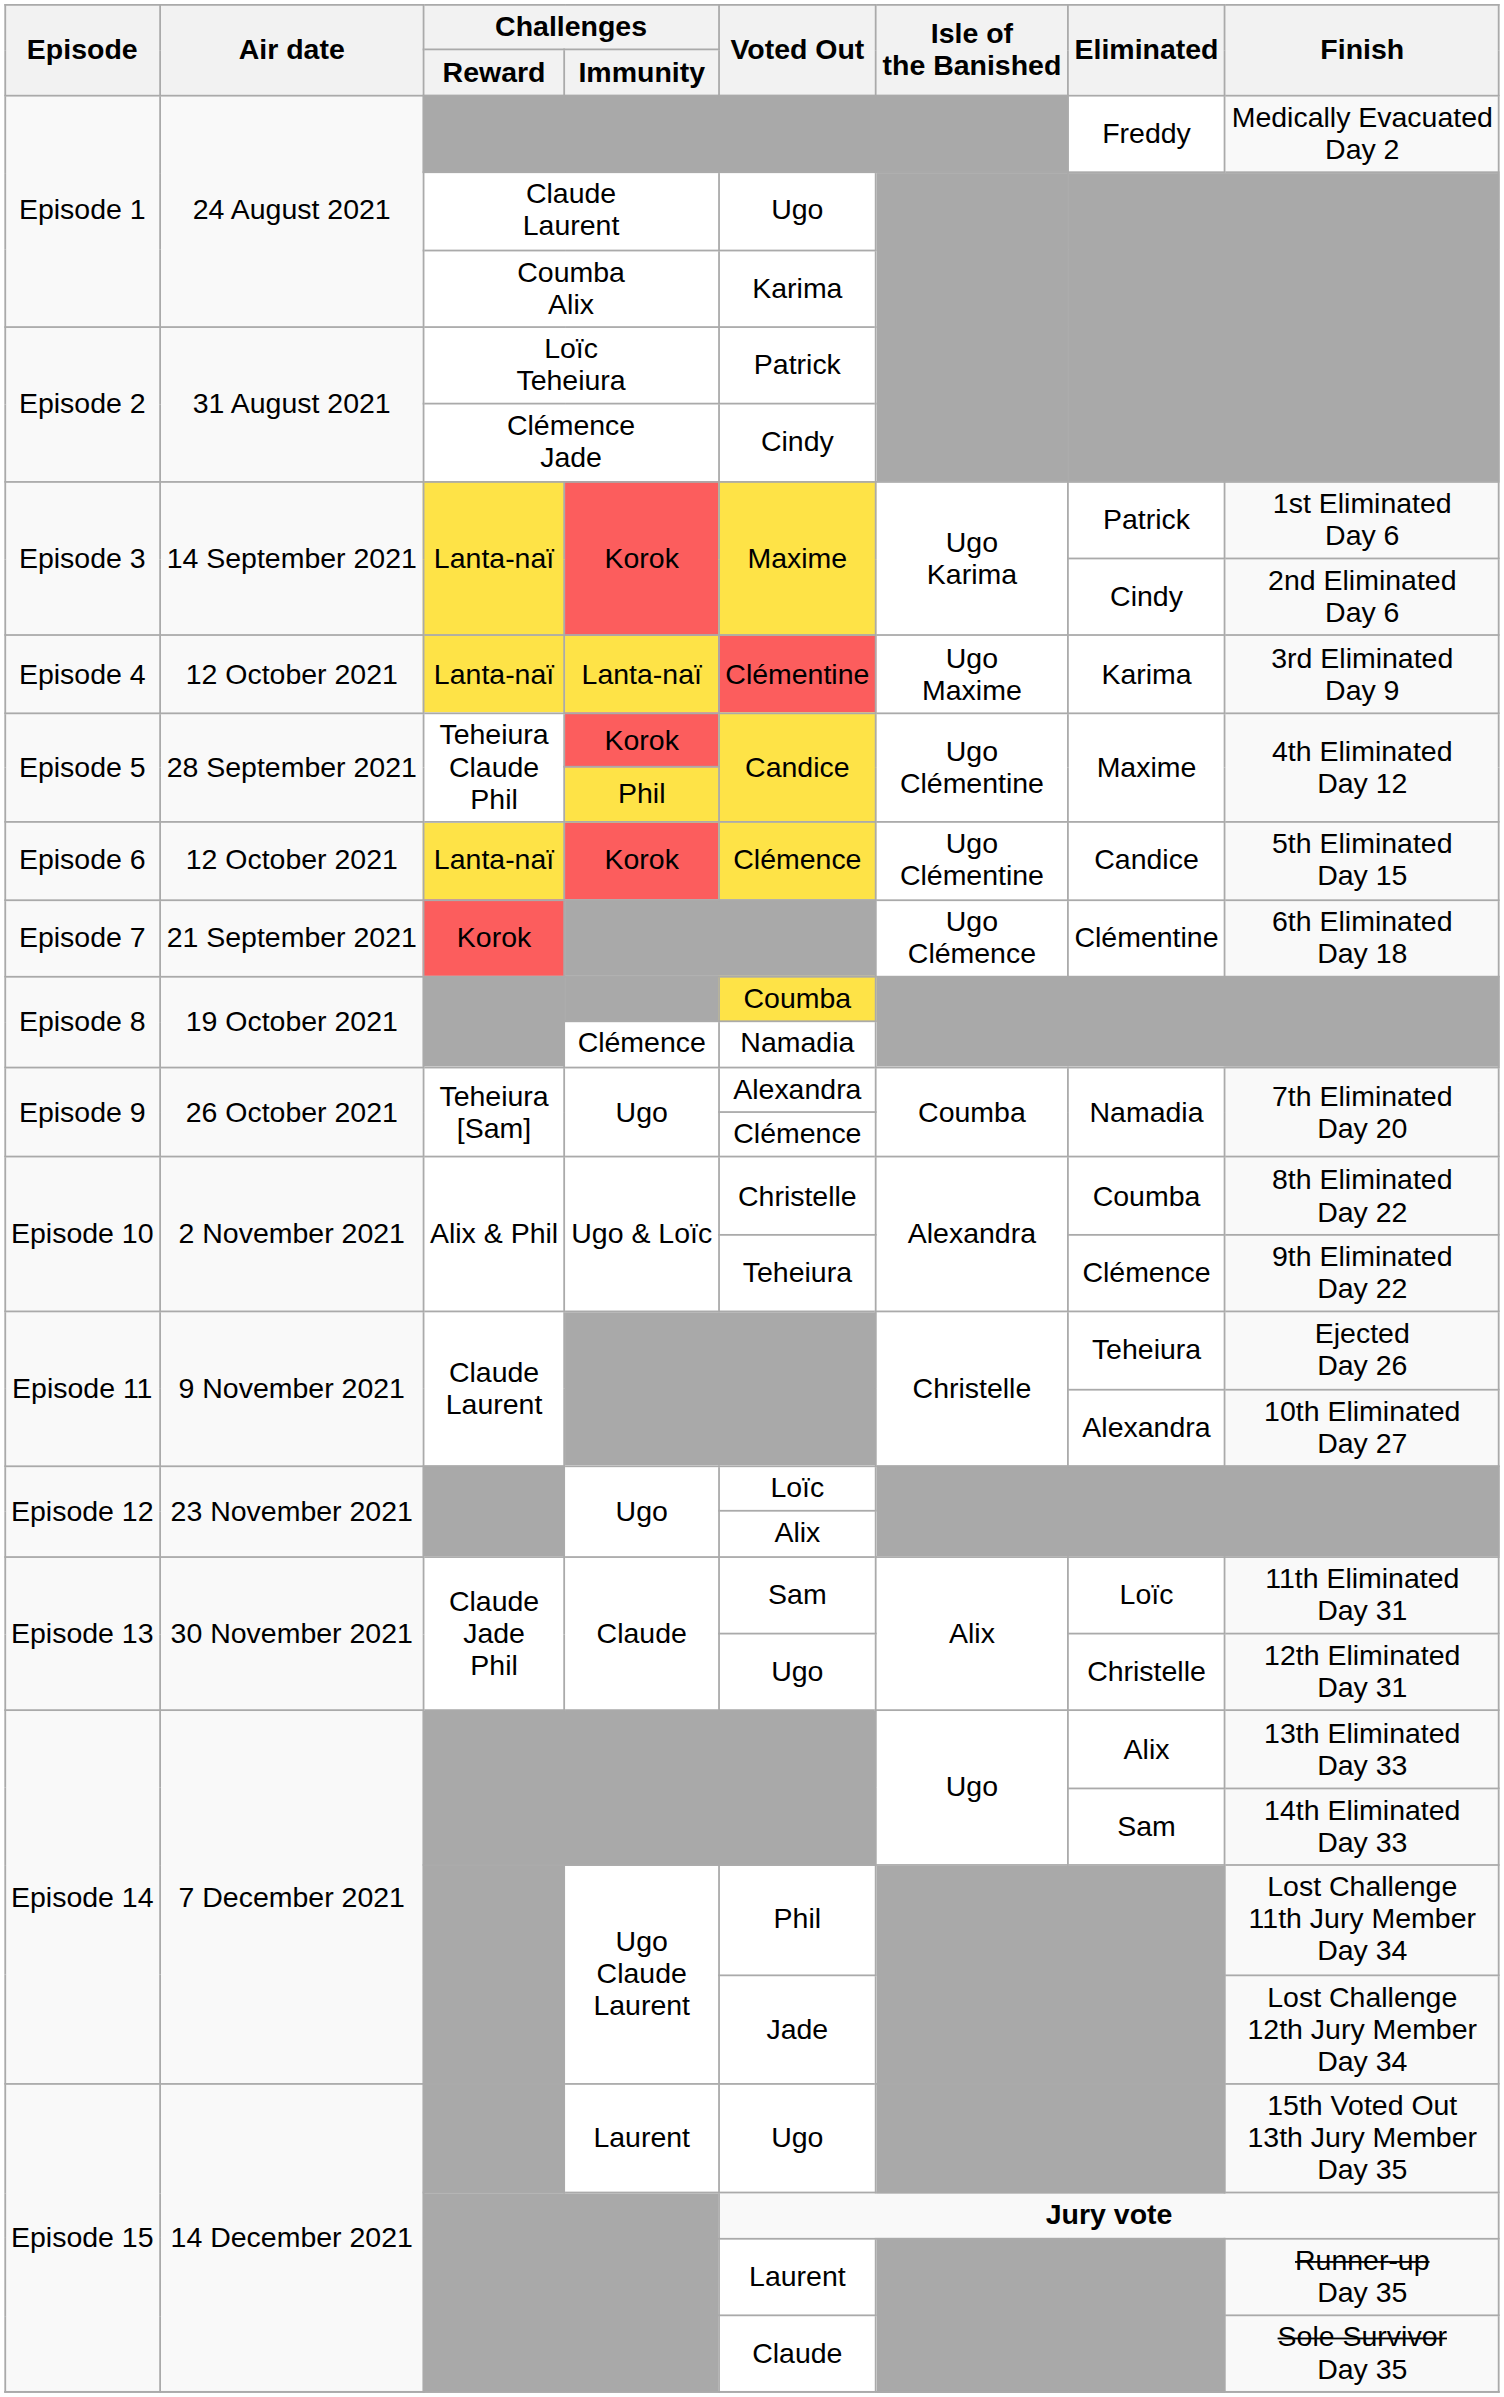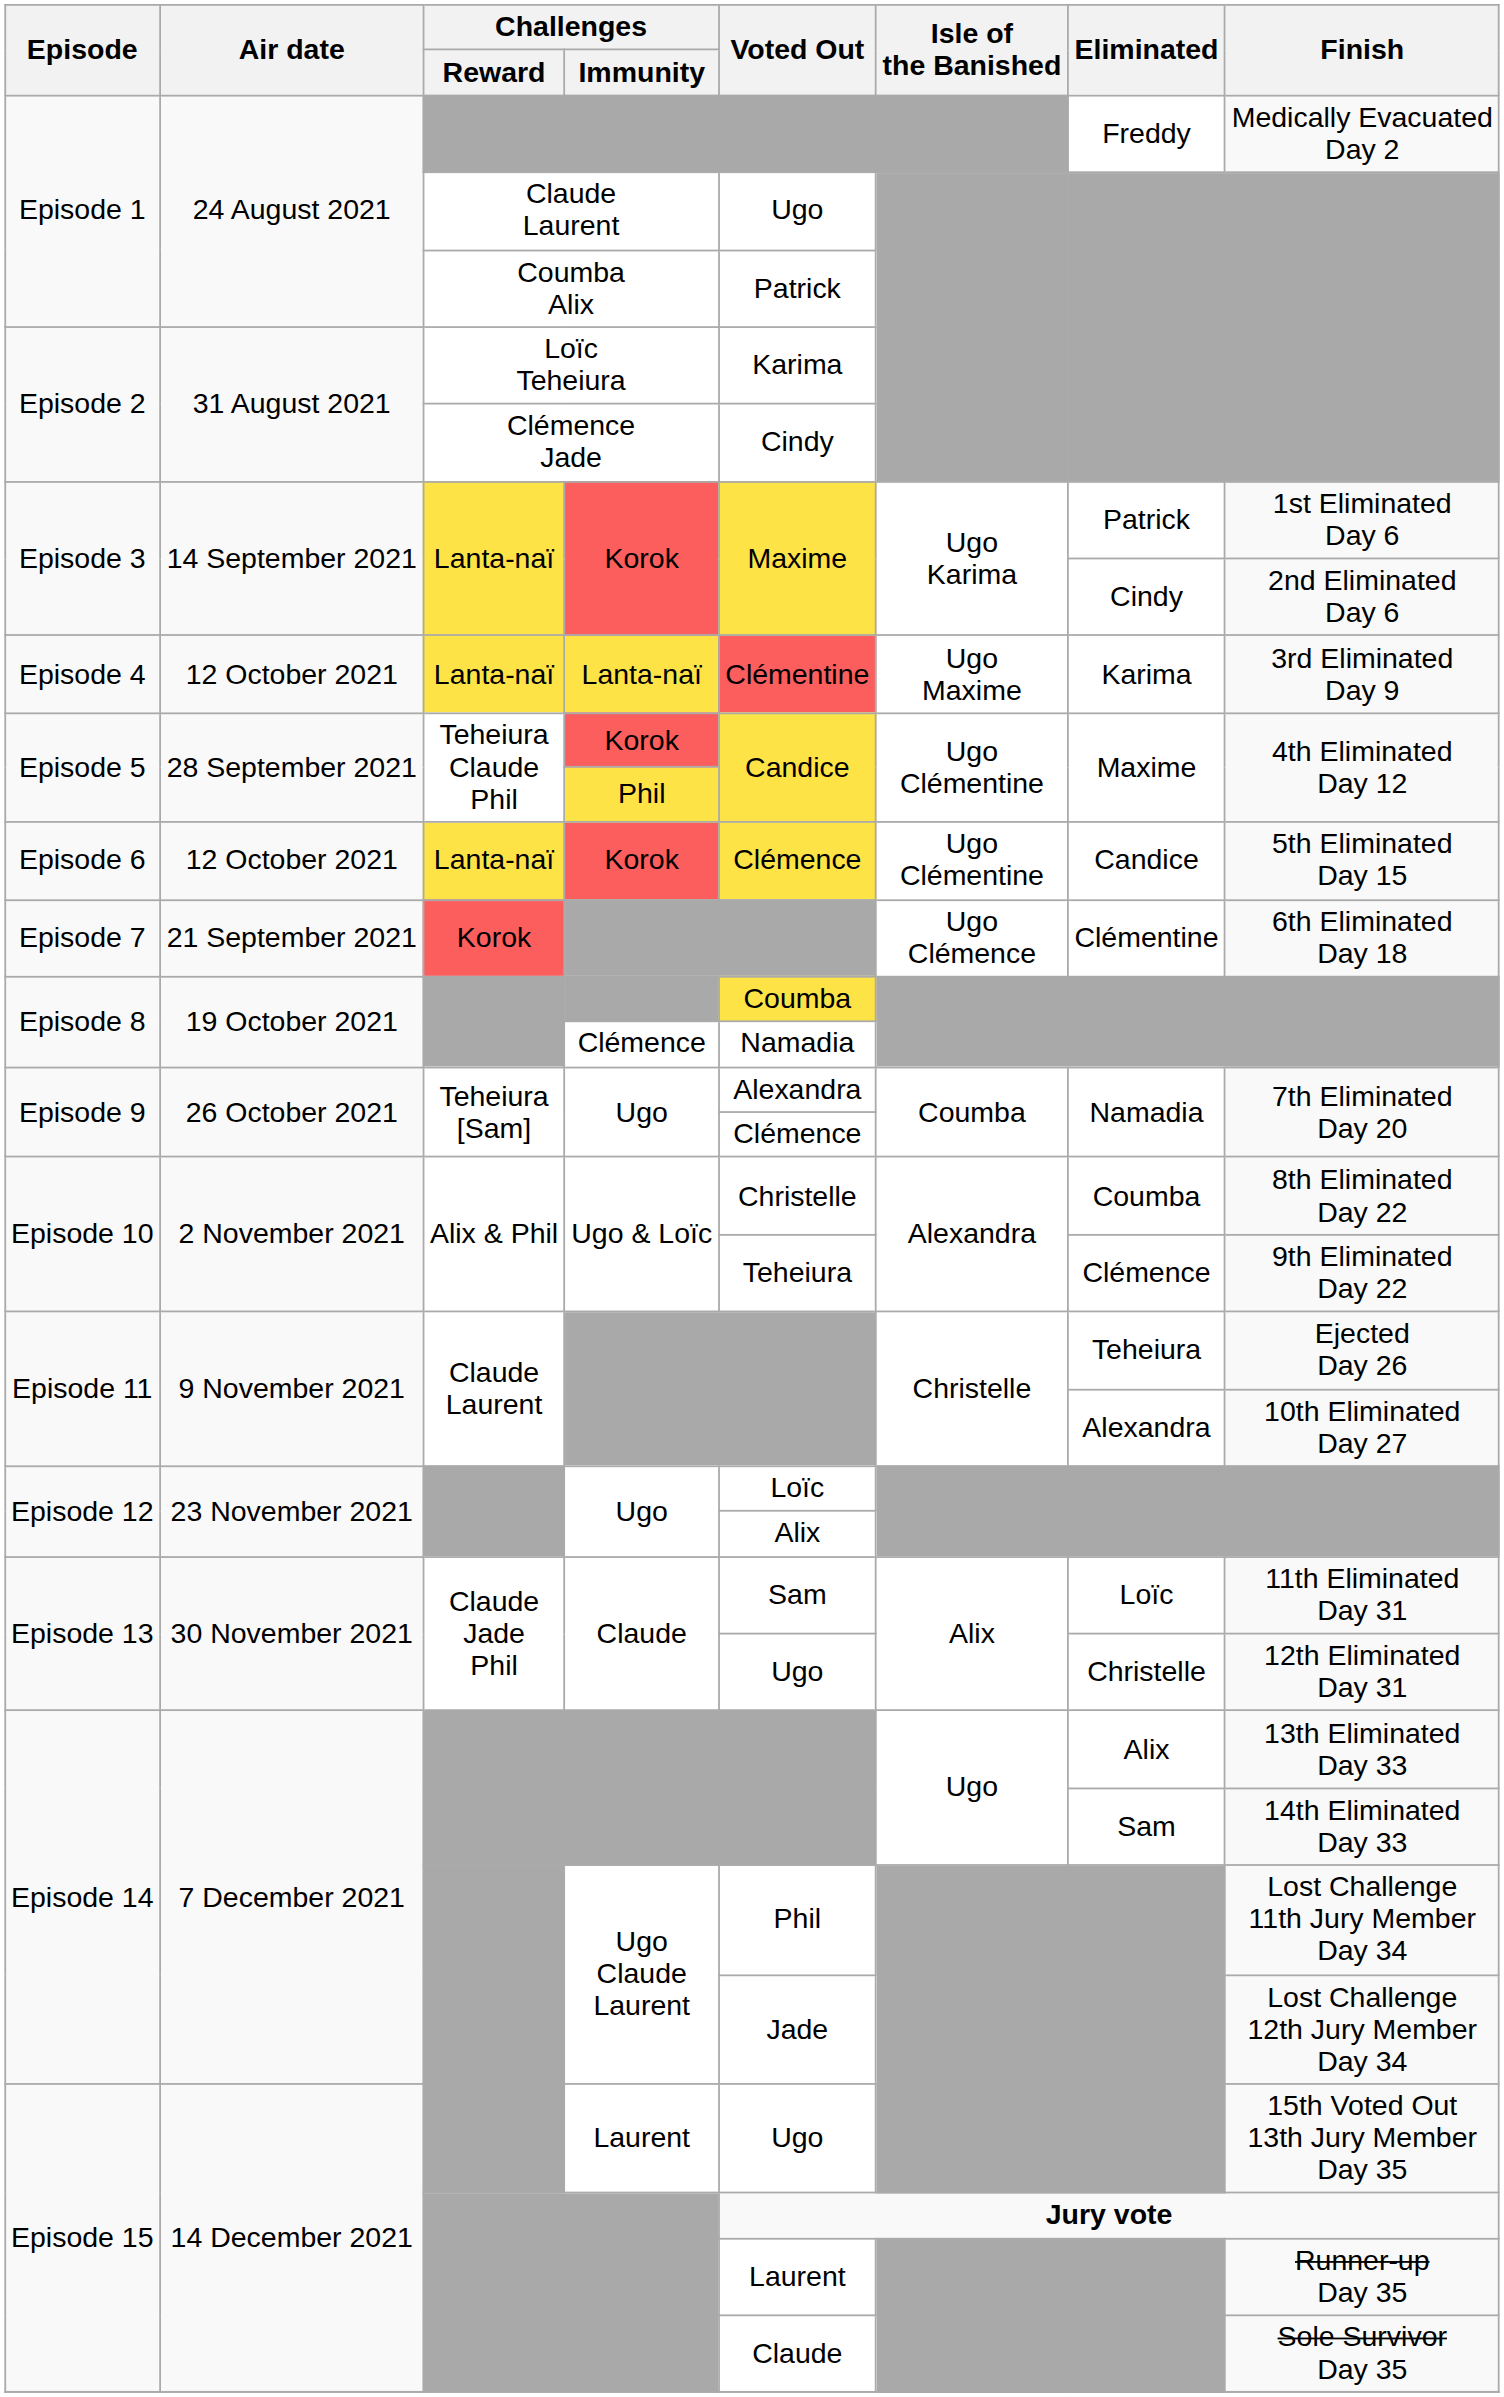(797, 287) Karima -> (797, 287) Patrick
(797, 365) Patrick -> (797, 365) Karima
